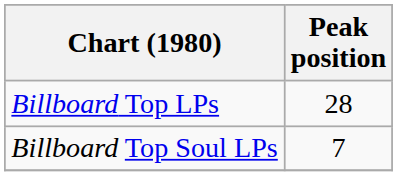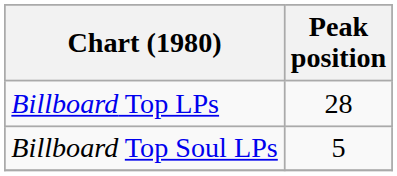(339, 147) 7 -> (339, 147) 5
